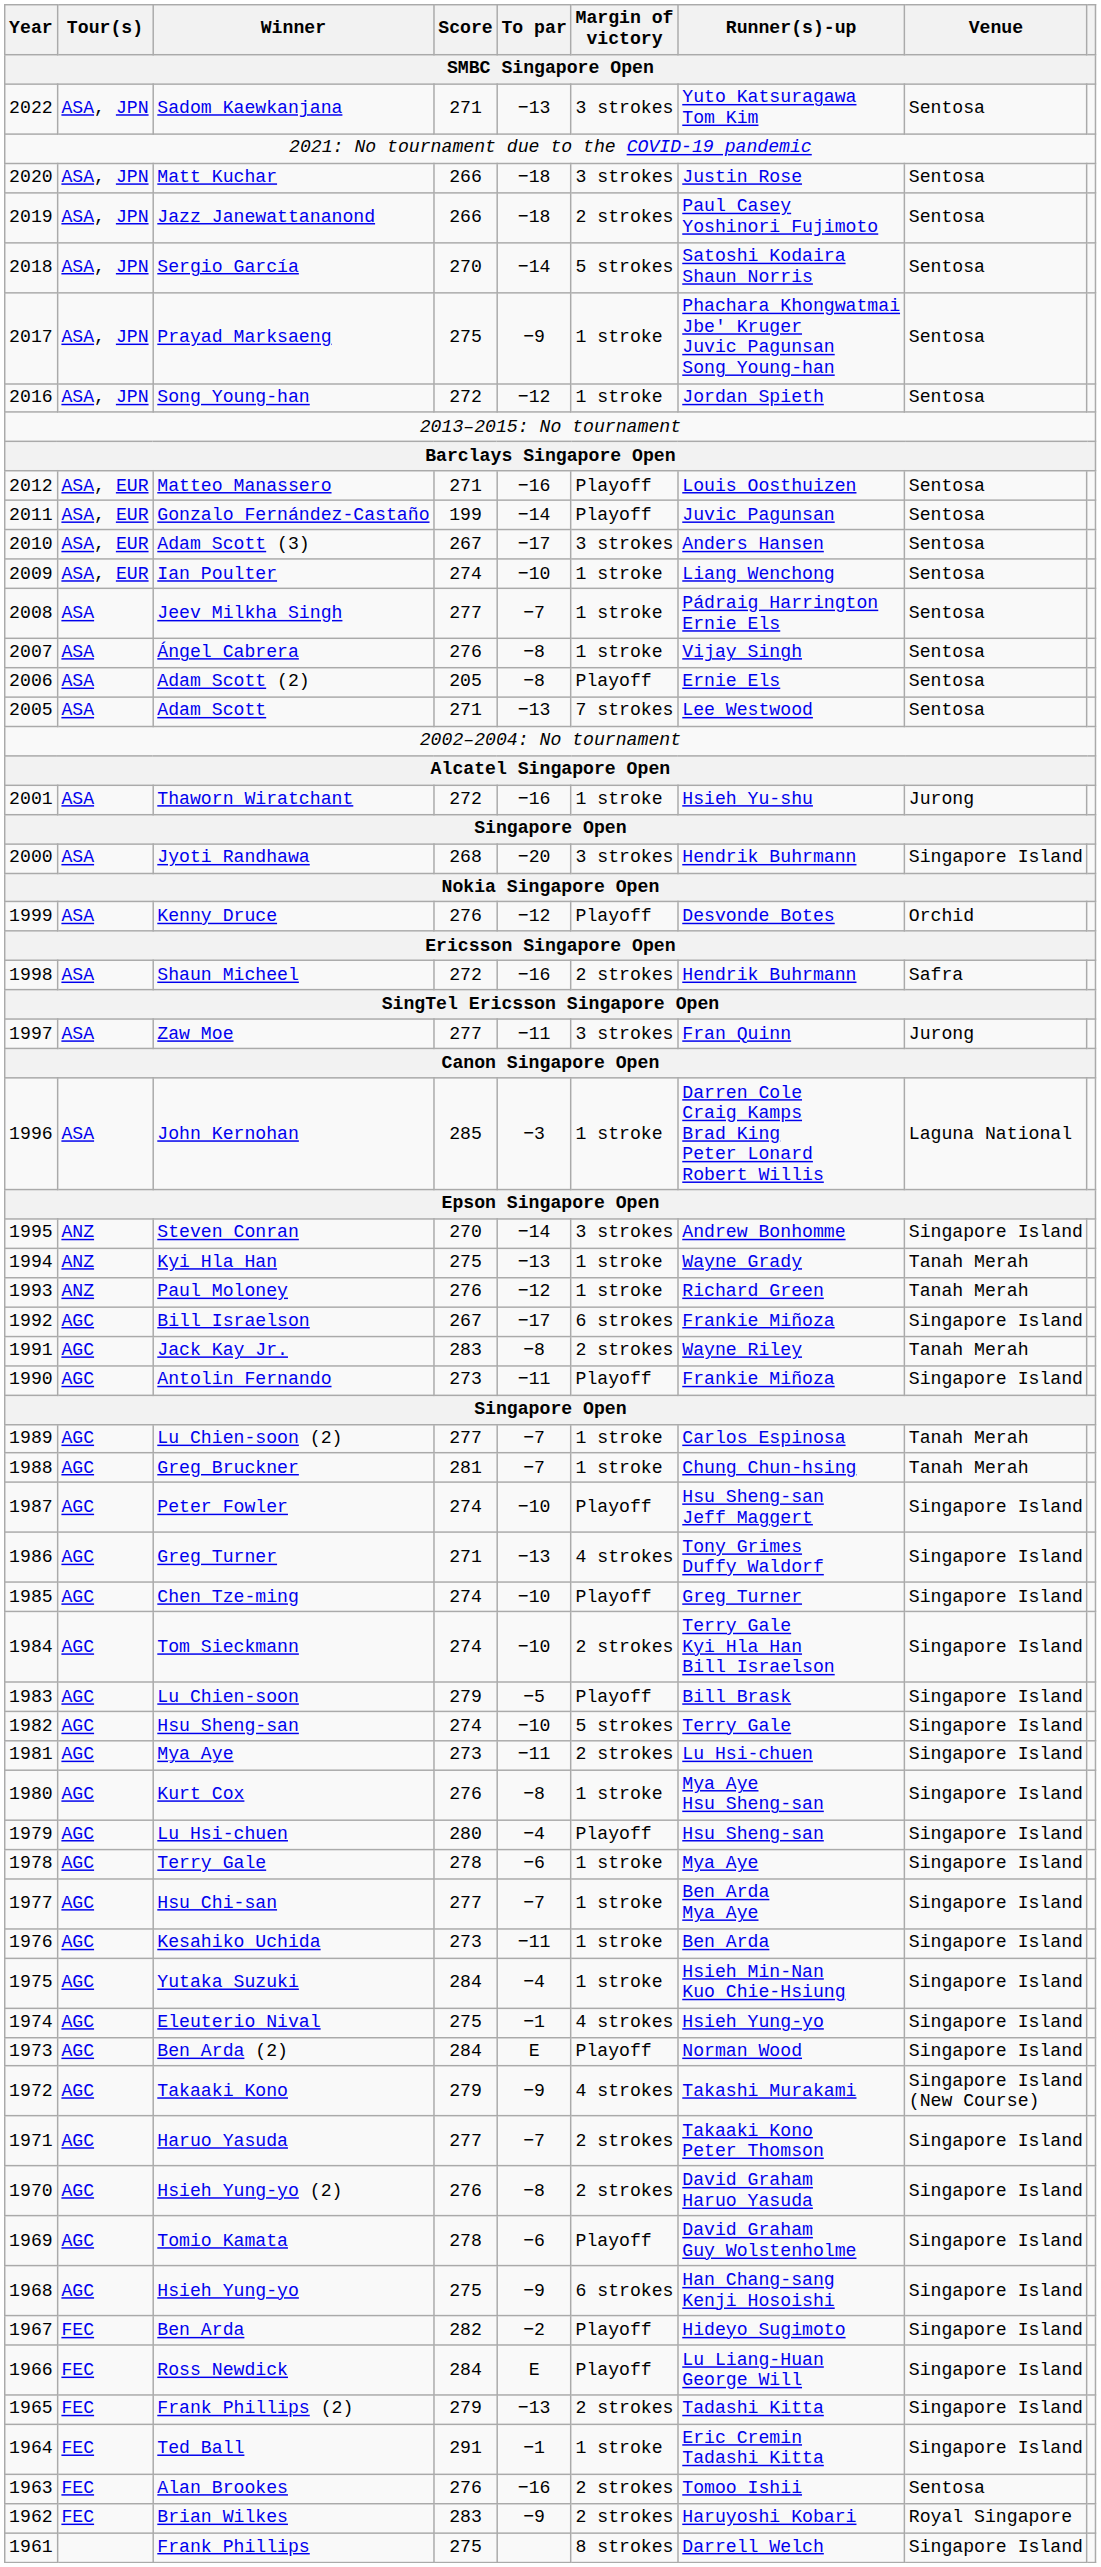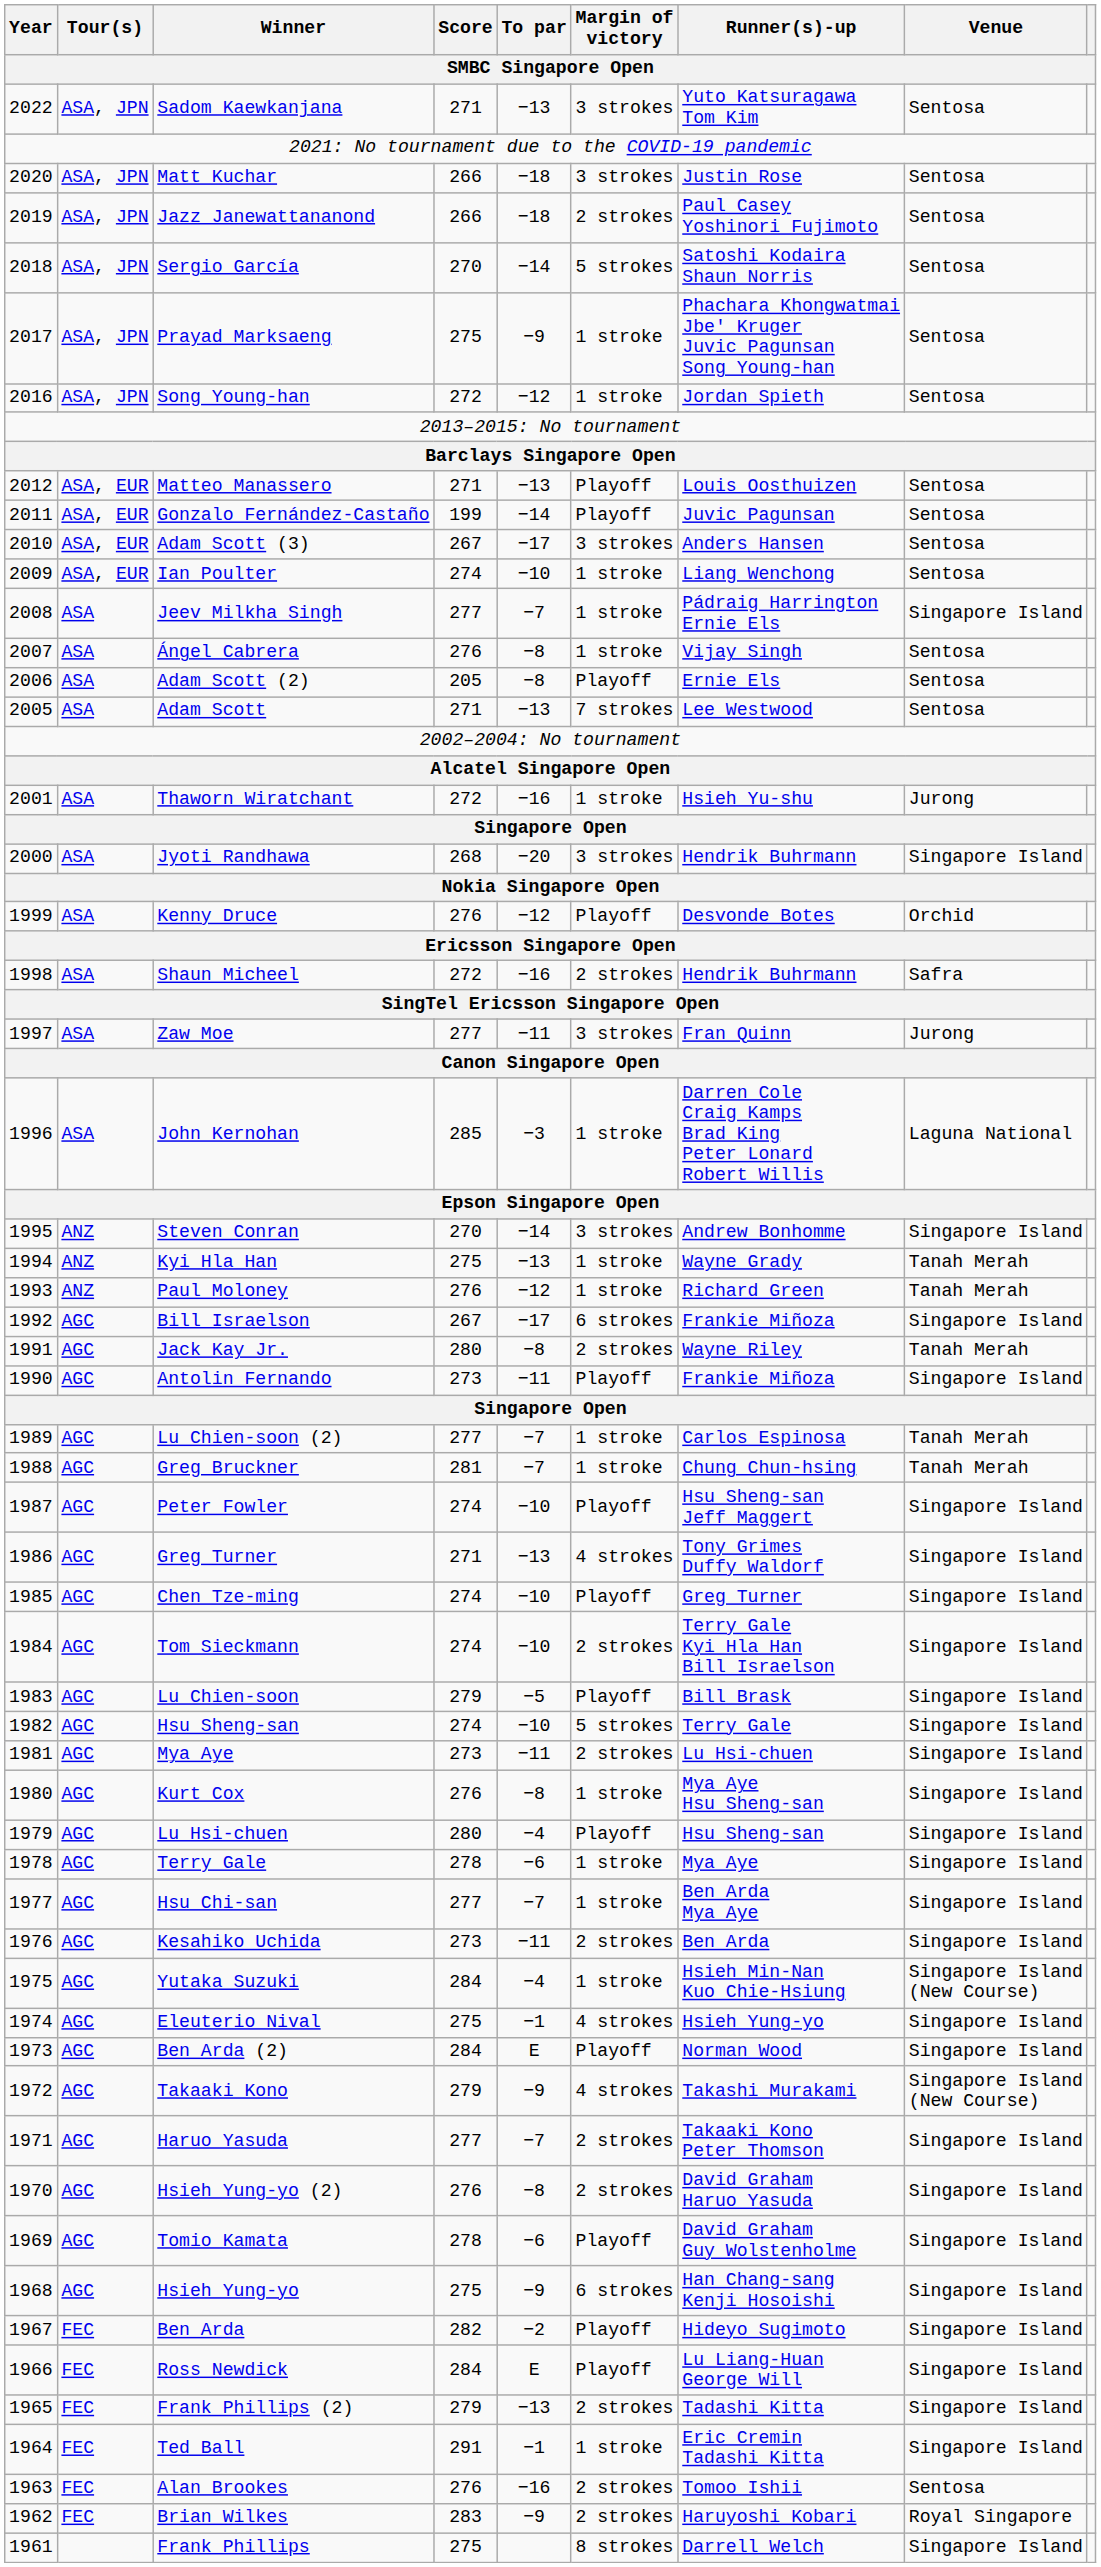(534, 486) −16 -> (534, 486) −13
(947, 614) Sentosa -> (996, 614) Singapore Island
(465, 1351) 283 -> (465, 1351) 280
(619, 1944) 1 stroke -> (625, 1944) 2 strokes
(996, 1983) Singapore Island -> (996, 1983) Singapore Island (New Course)
